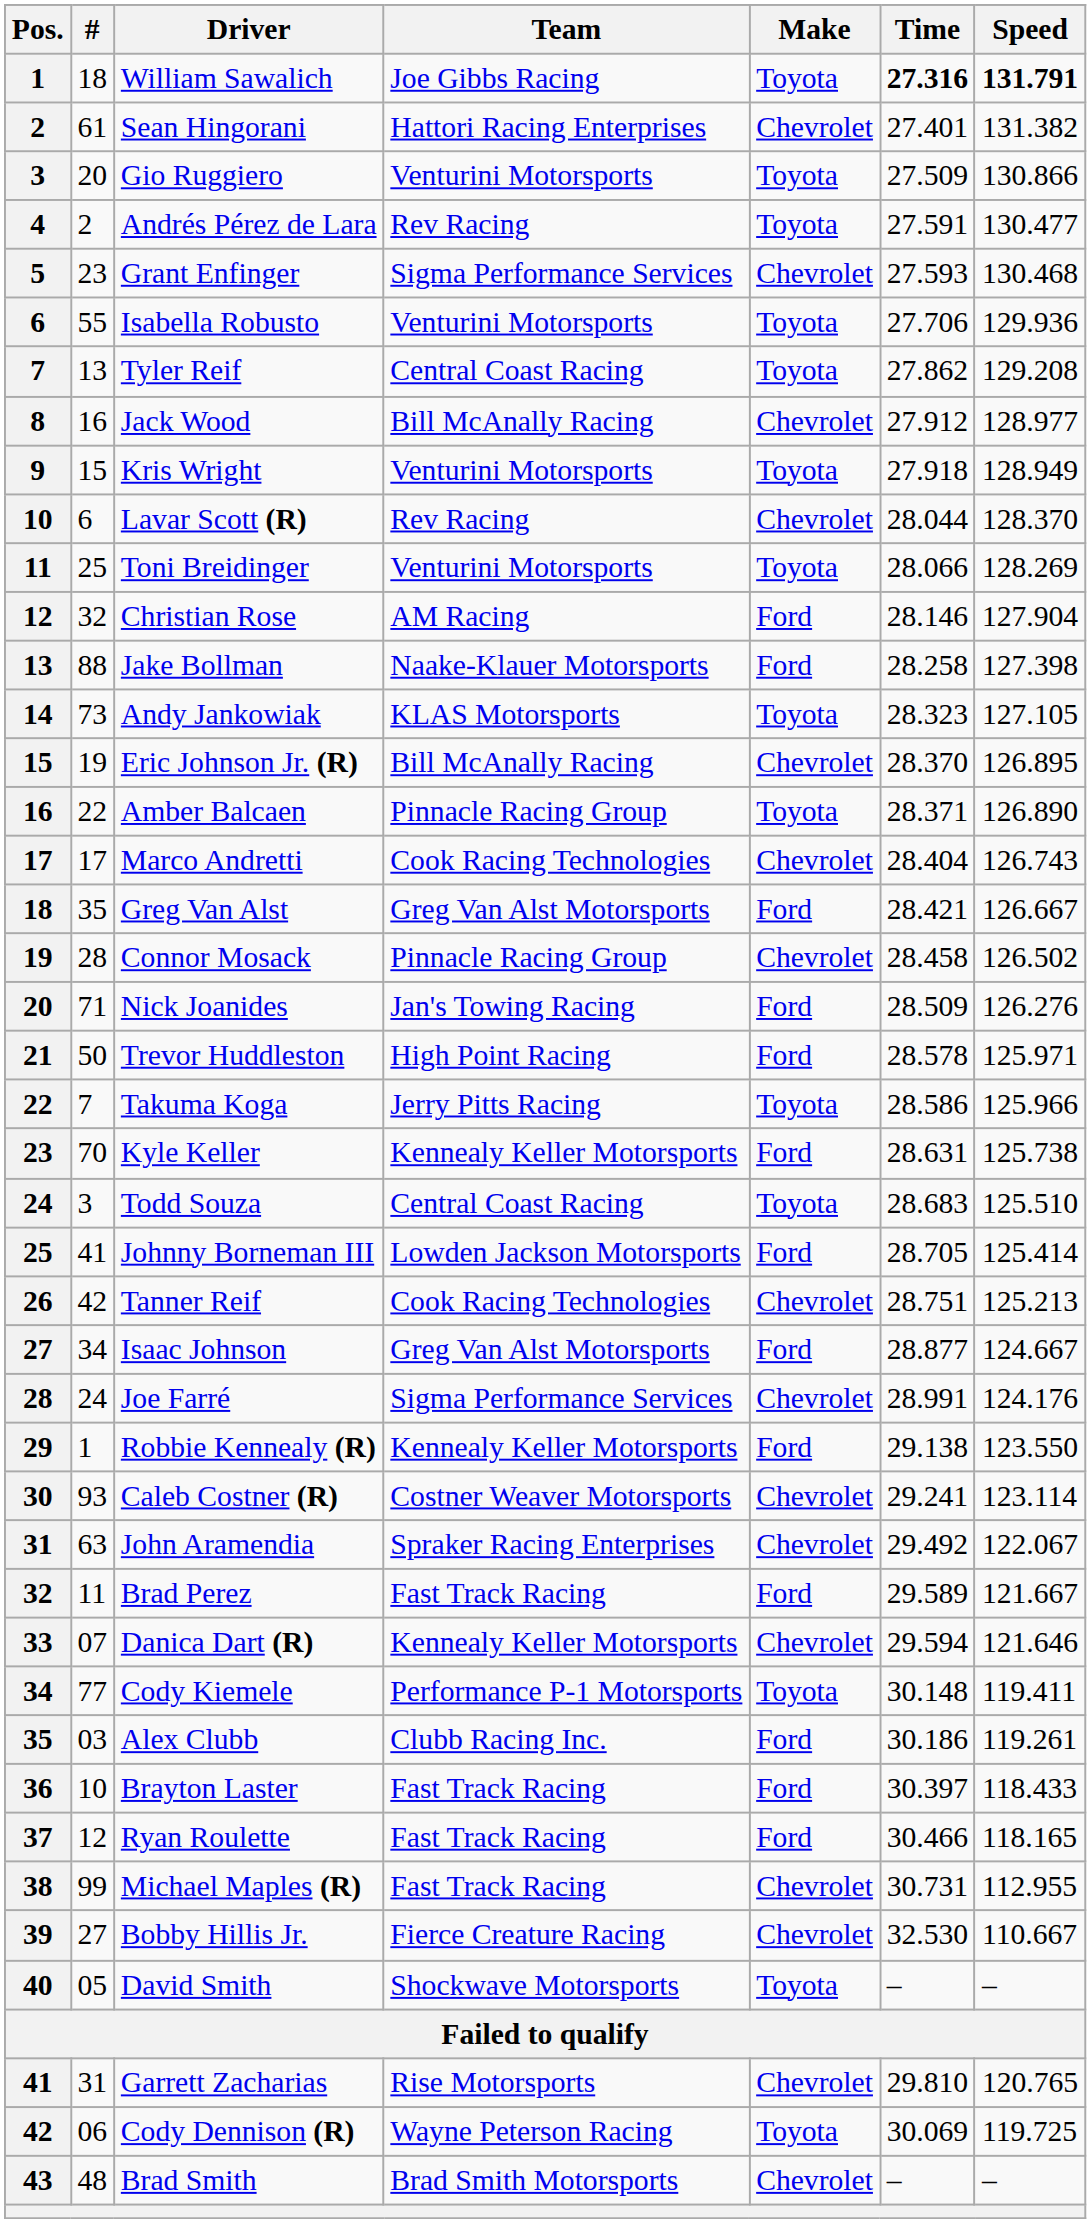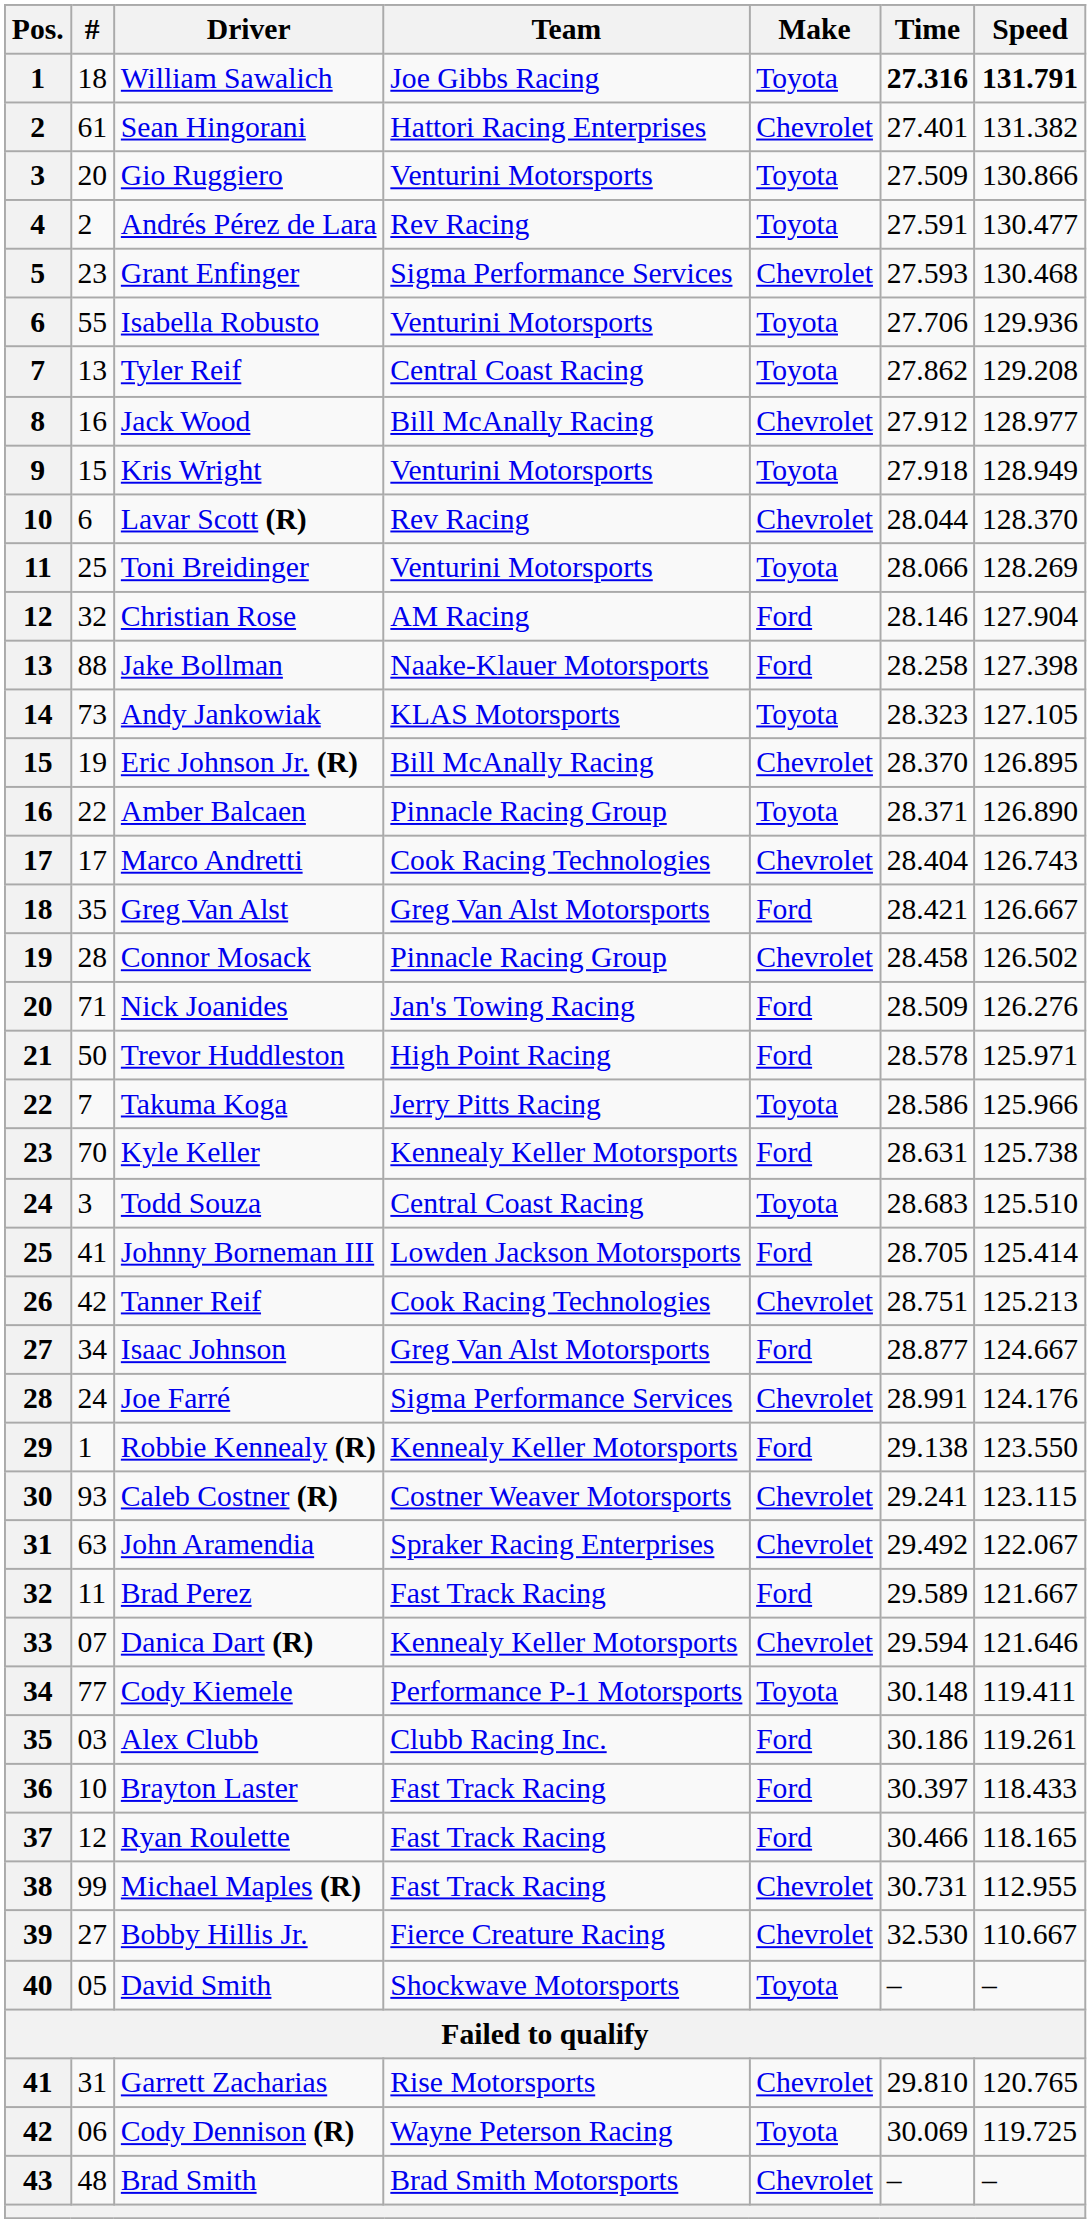(1030, 1495) 123.114 -> (1030, 1495) 123.115
